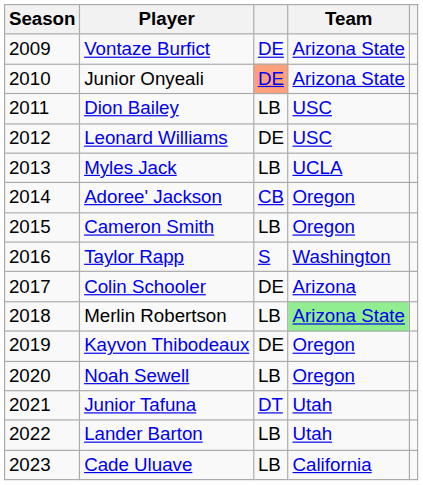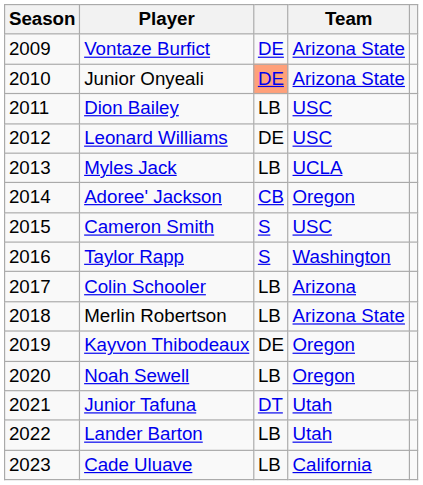(269, 227) LB -> (264, 227) S
(324, 227) Oregon -> (312, 227) USC
(271, 286) DE -> (269, 286) LB
(349, 316) lightgreen background -> (349, 316) no background
